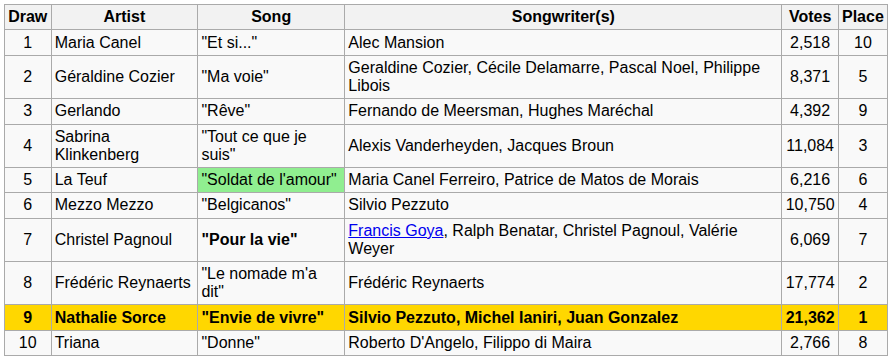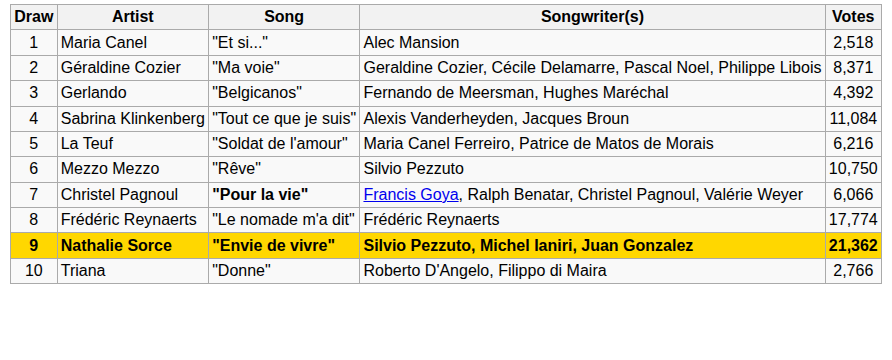- column: (863, 17)
(226, 111) "Rêve" -> (257, 93) "Belgicanos"
(269, 180) lightgreen background -> (280, 144) no background
(246, 205) "Belgicanos" -> (237, 169) "Rêve"
(810, 239) 6,069 -> (853, 194) 6,066
